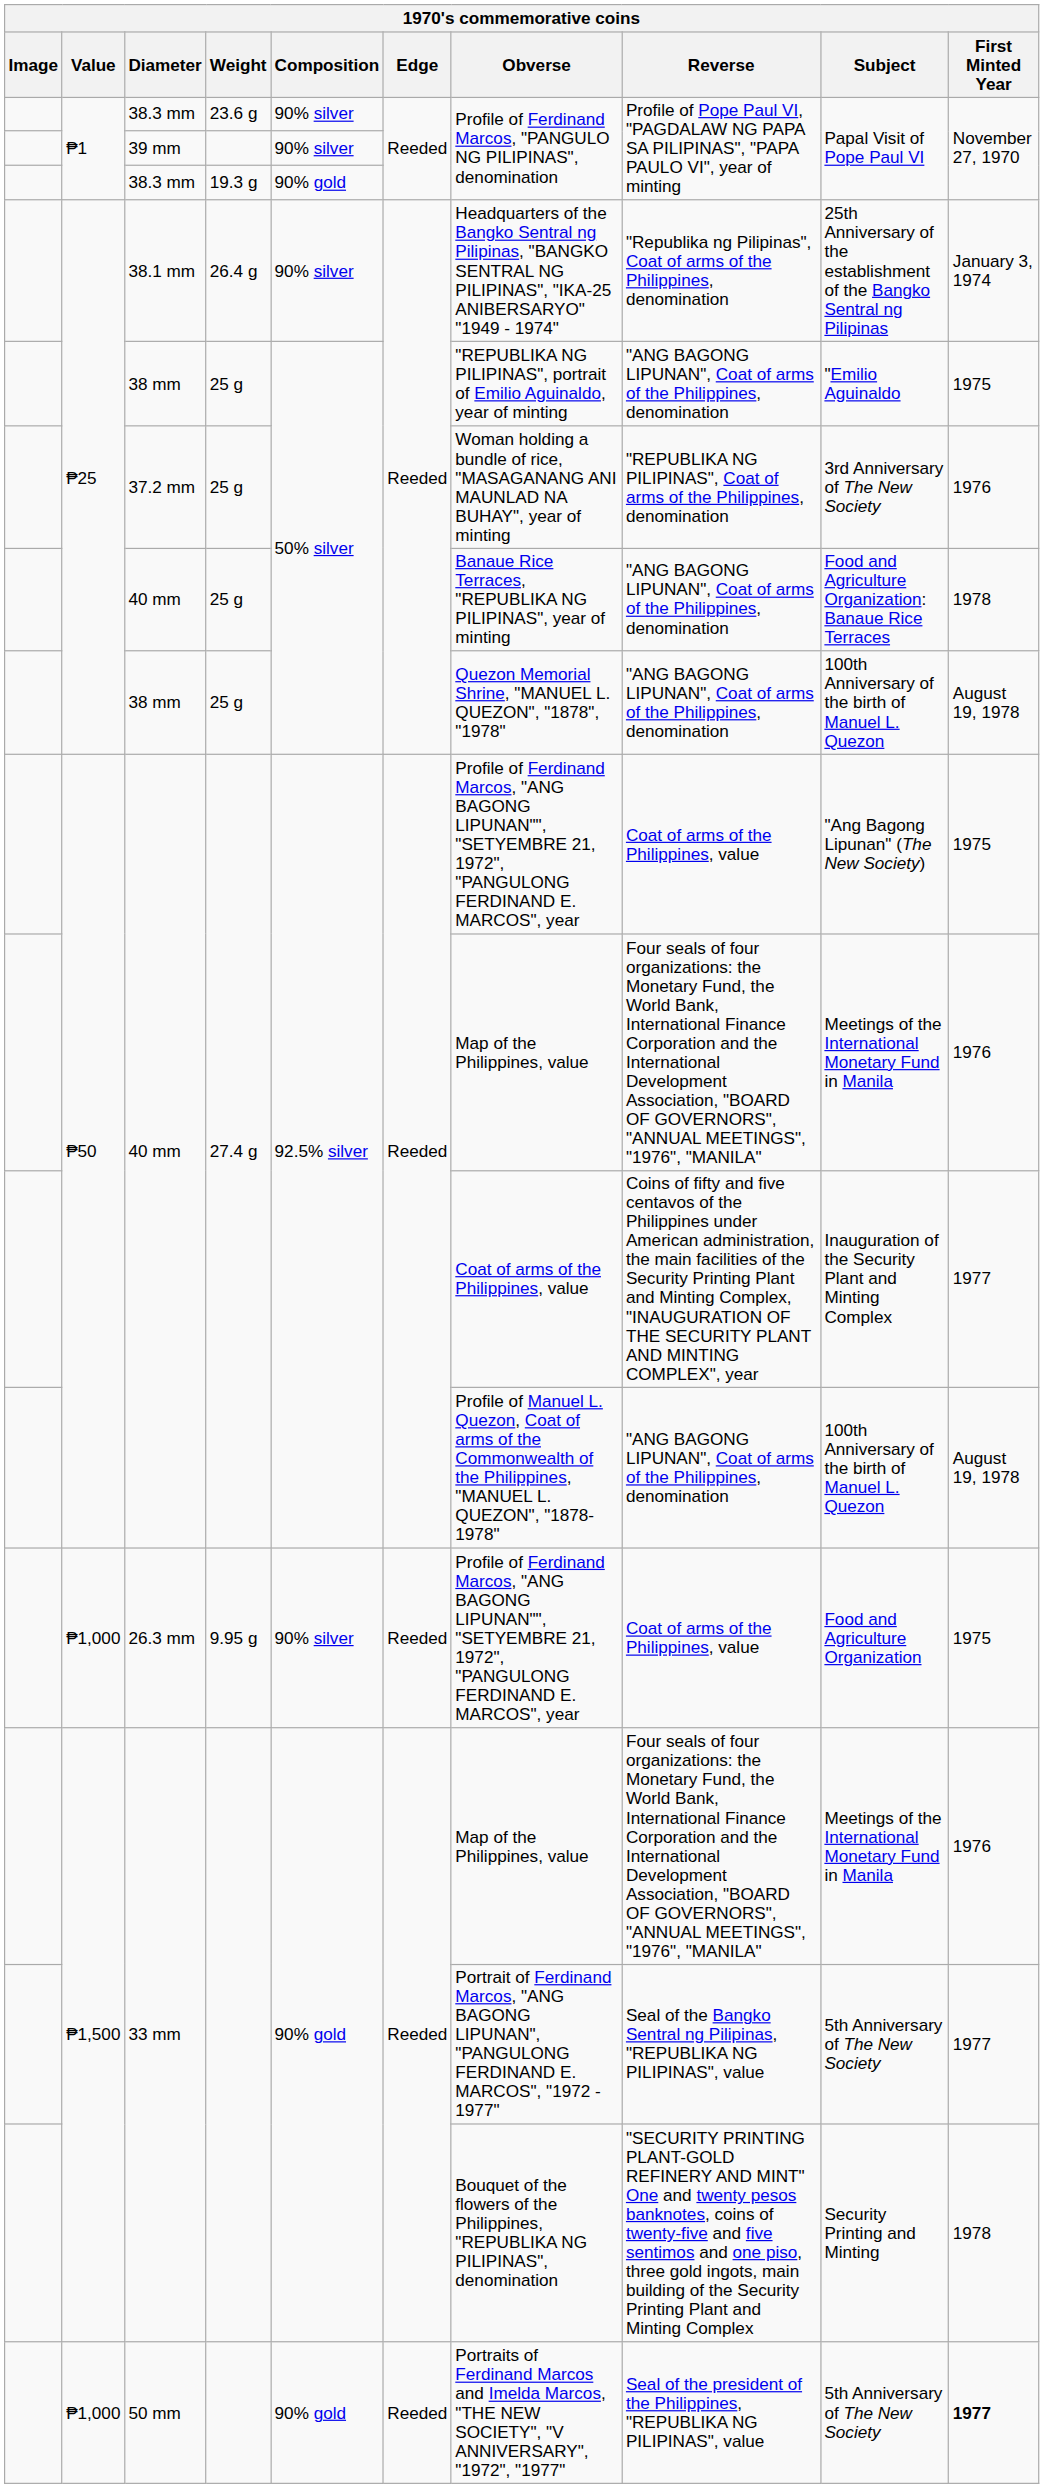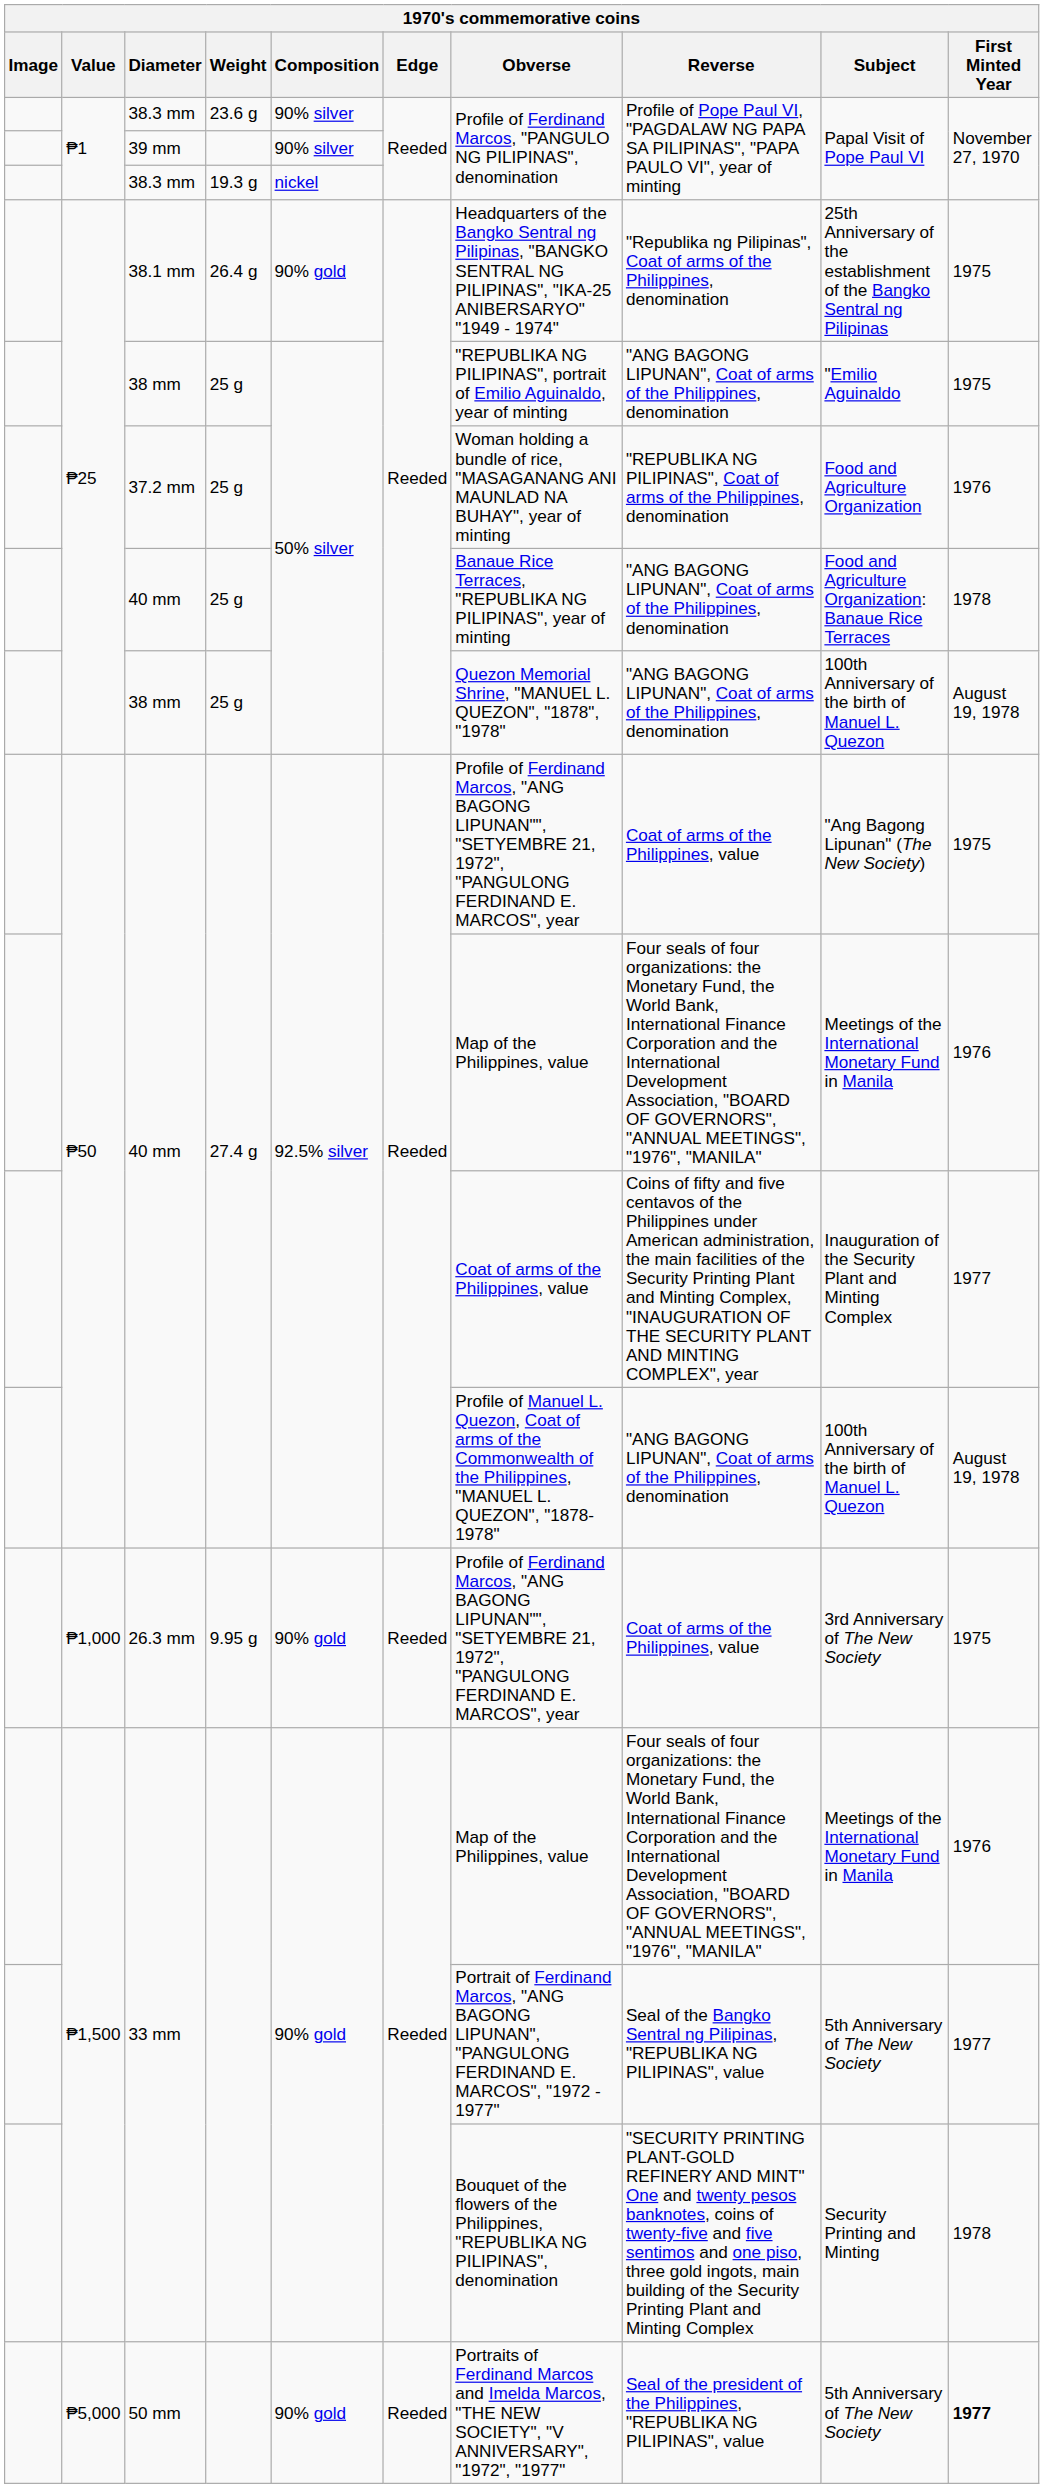(310, 183) 90% gold -> (296, 183) nickel
(314, 271) 90% silver -> (310, 271) 90% gold
(993, 271) January 3, 1974 -> (972, 271) 1975
(884, 487) 3rd Anniversary of The New Society -> (873, 487) Food and Agriculture Organization
(314, 1638) 90% silver -> (310, 1638) 90% gold
(873, 1638) Food and Agriculture Organization -> (884, 1638) 3rd Anniversary of The New Society
(93, 2413) ₱1,000 -> (93, 2413) ₱5,000
